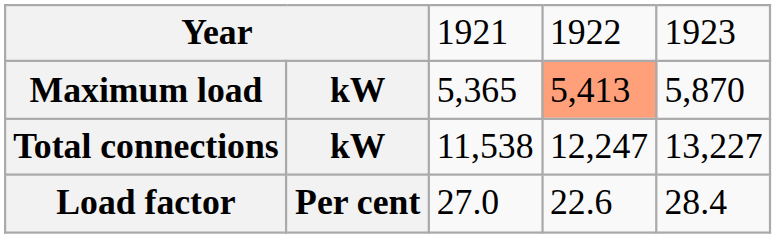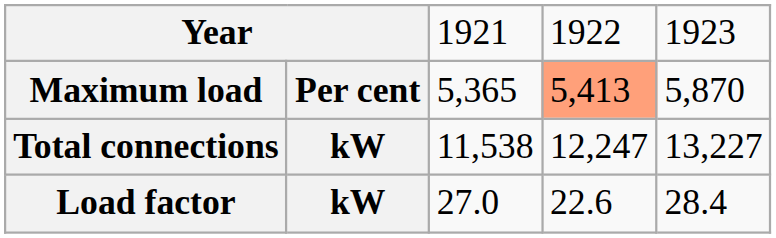(358, 89) kW -> (358, 89) Per cent
(358, 202) Per cent -> (358, 202) kW
